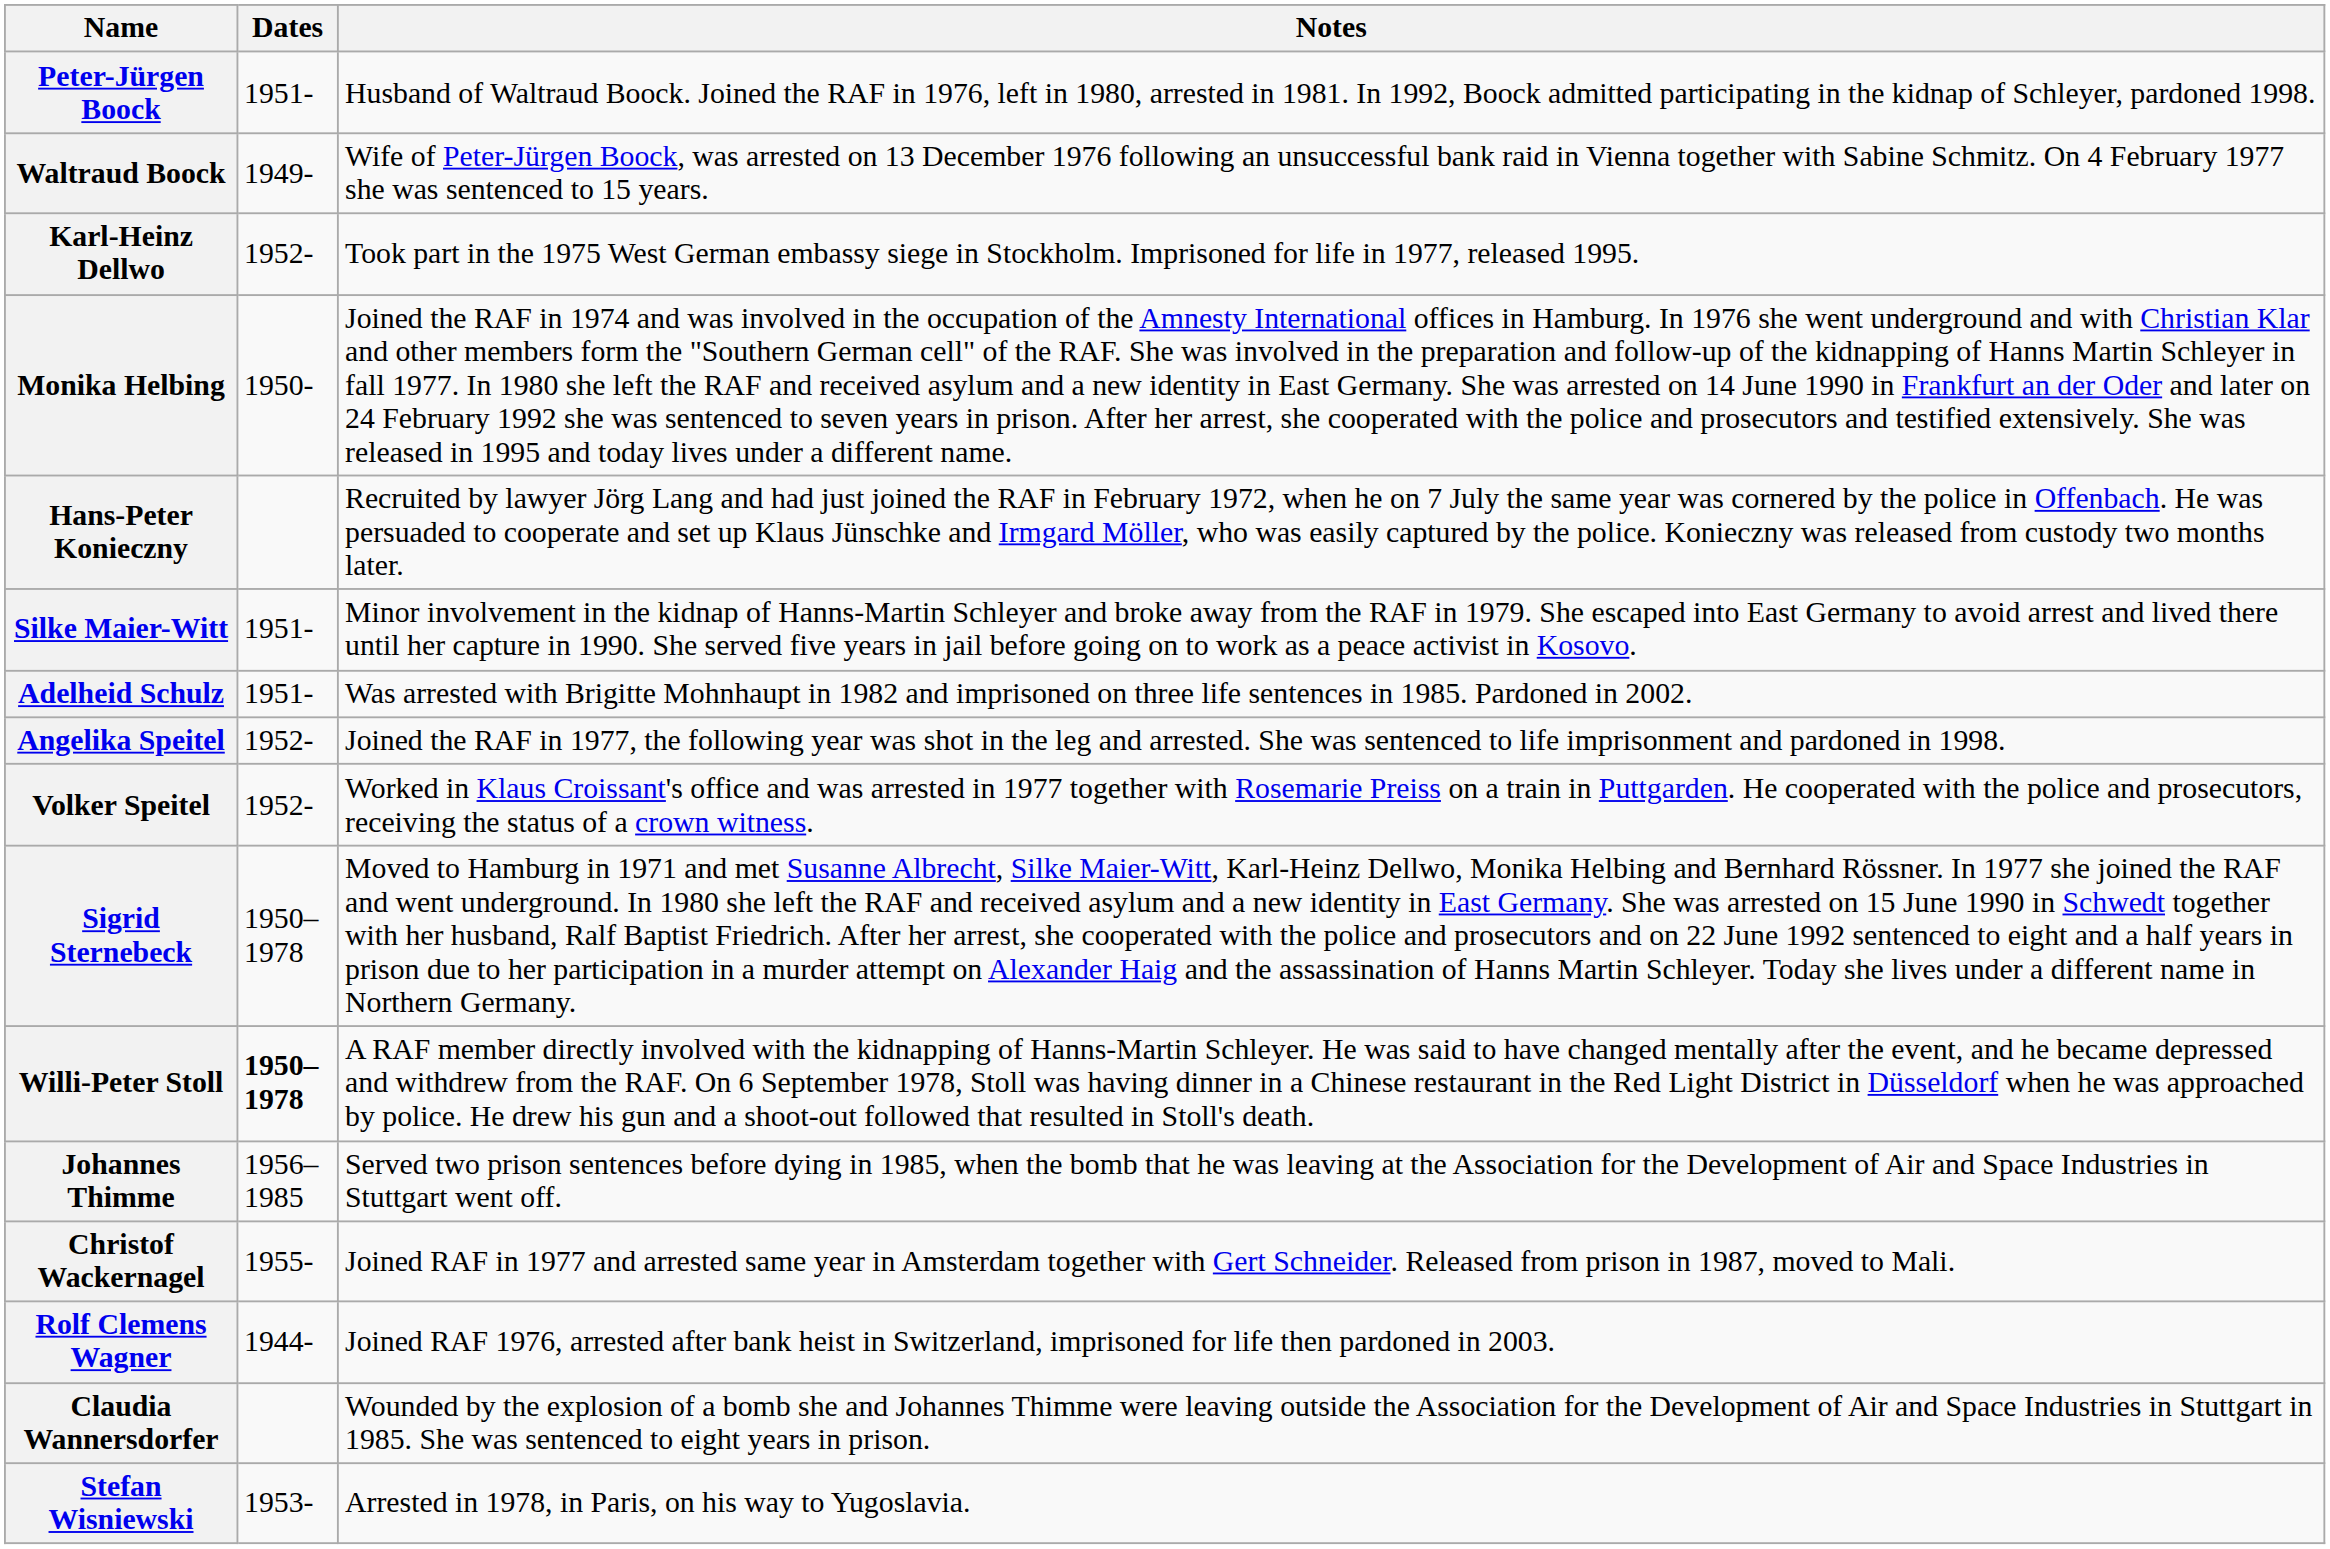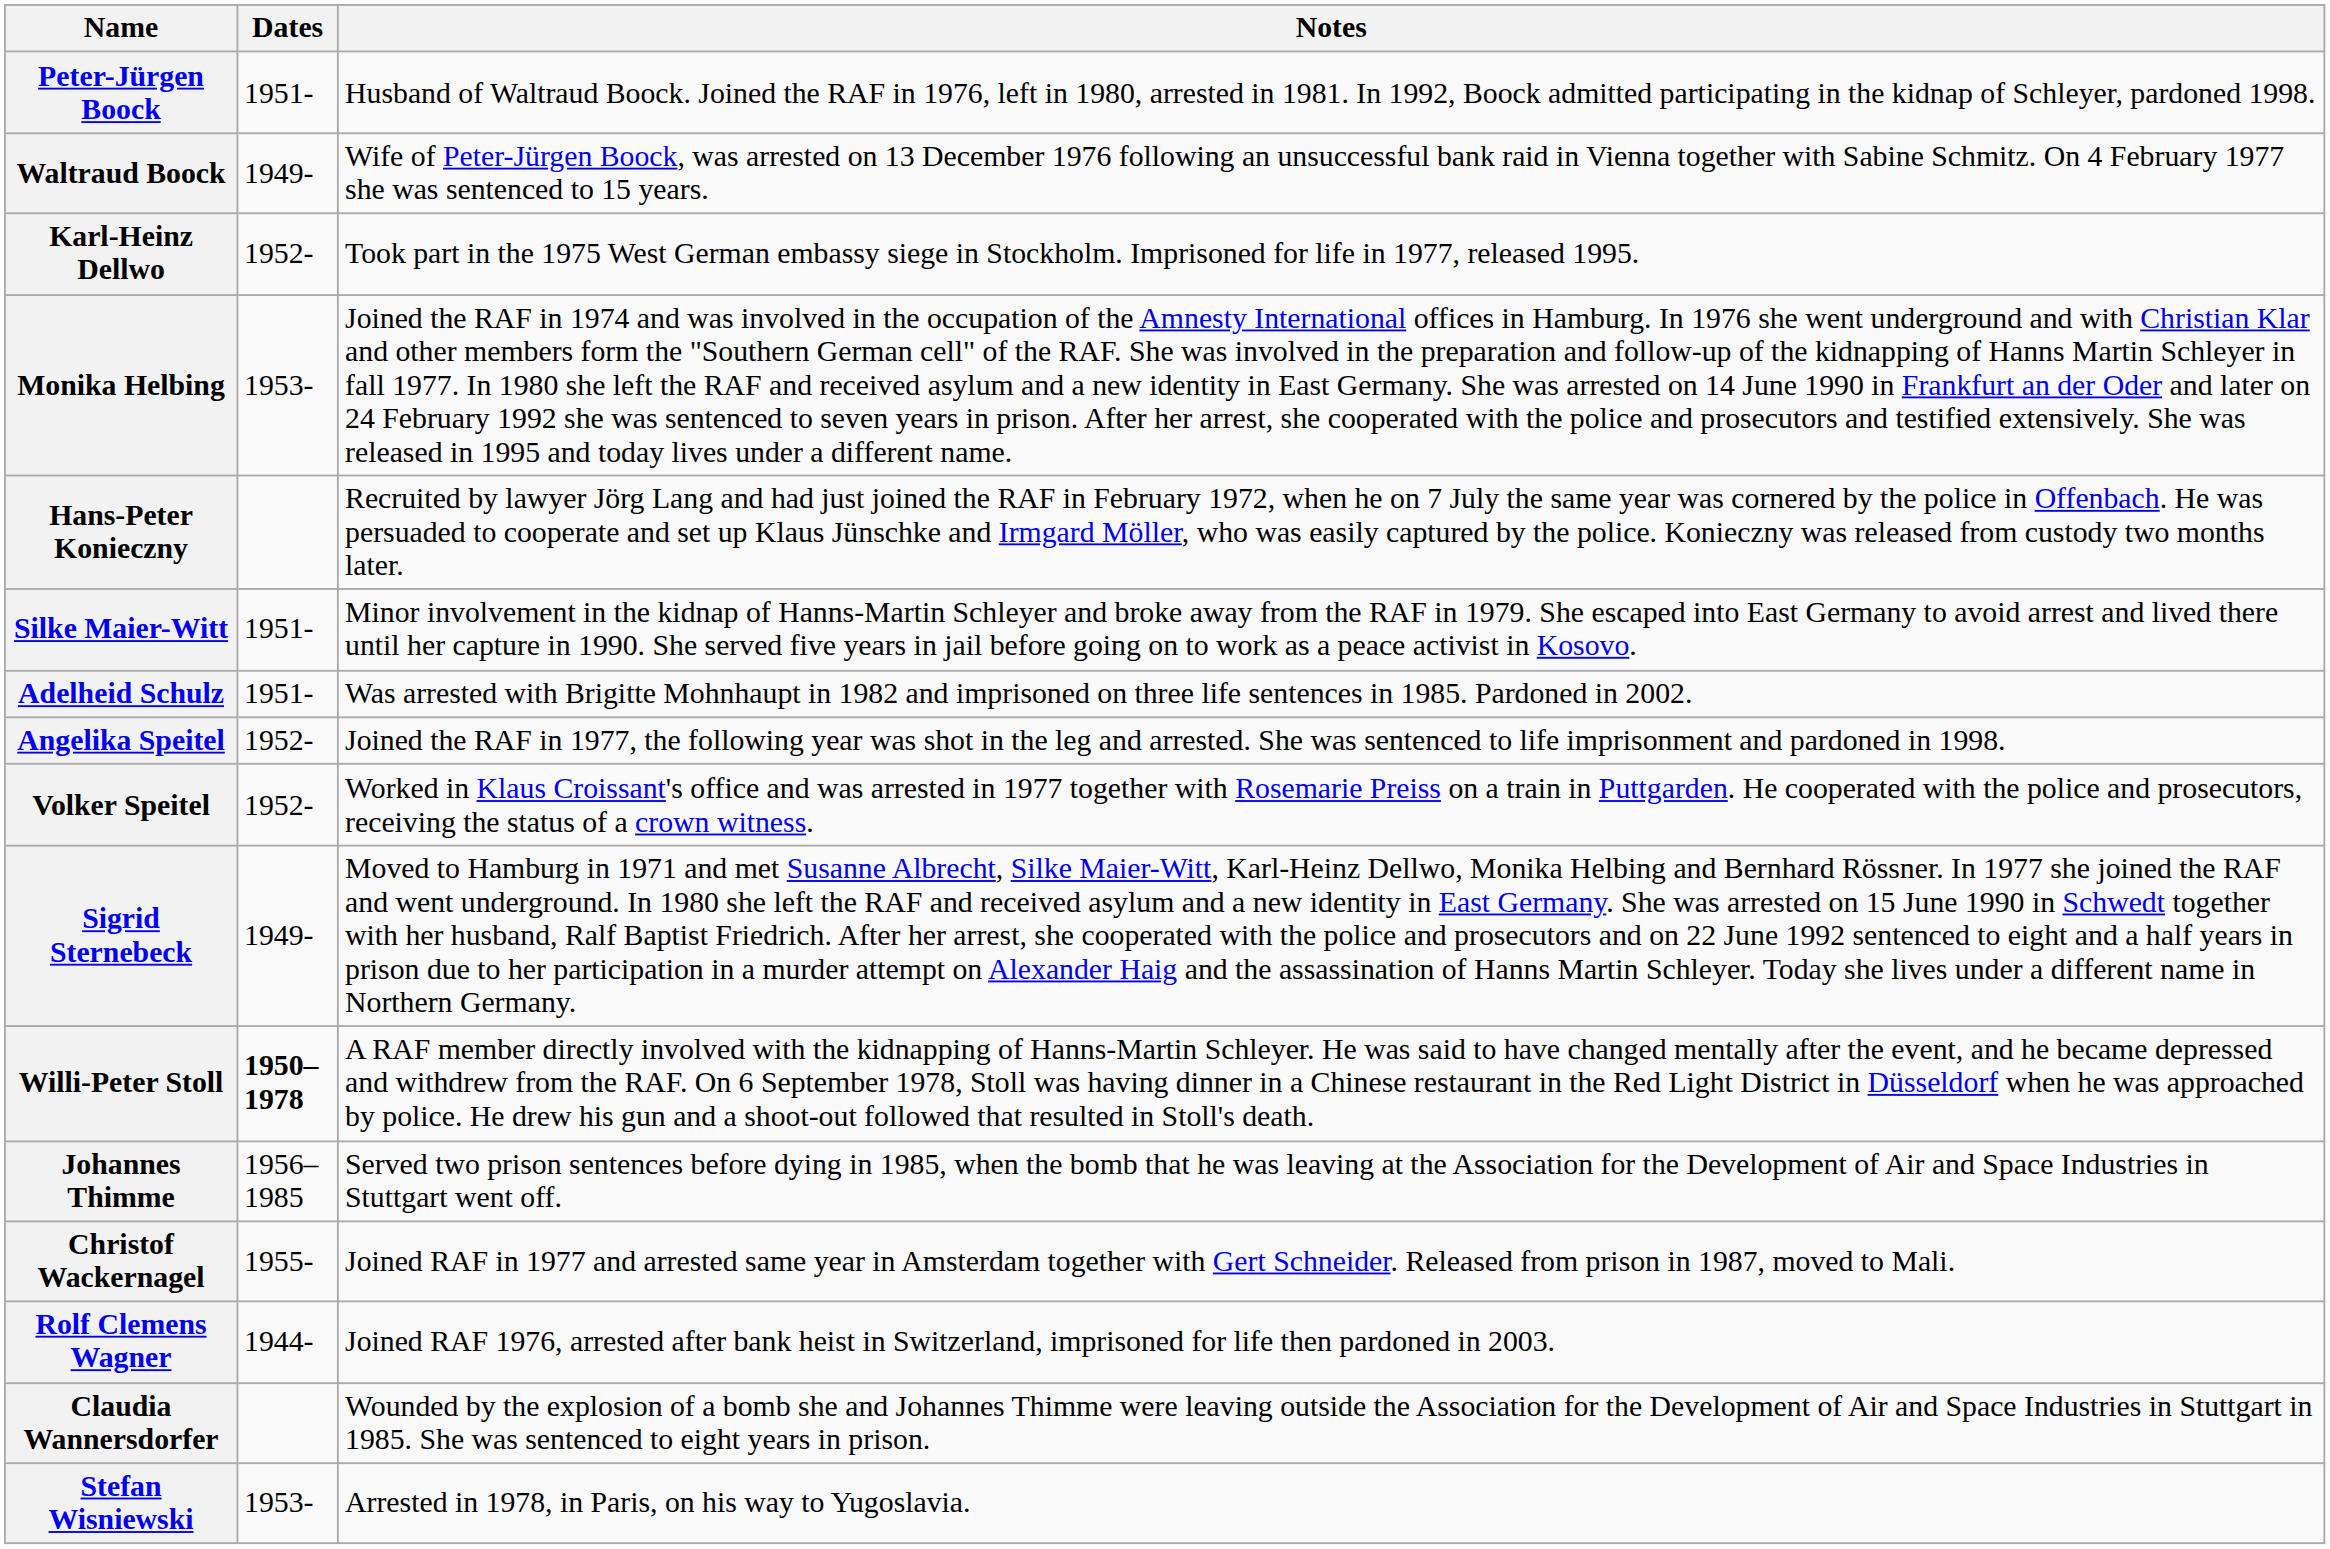(279, 384) 1950- -> (279, 384) 1953-
(281, 935) 1950–1978 -> (279, 935) 1949-
